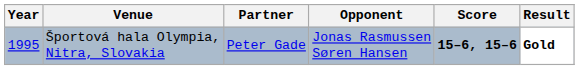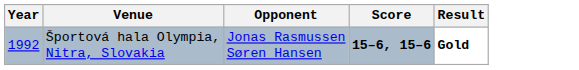- column: (266, 15)
(24, 45) 1995 -> (24, 45) 1992
